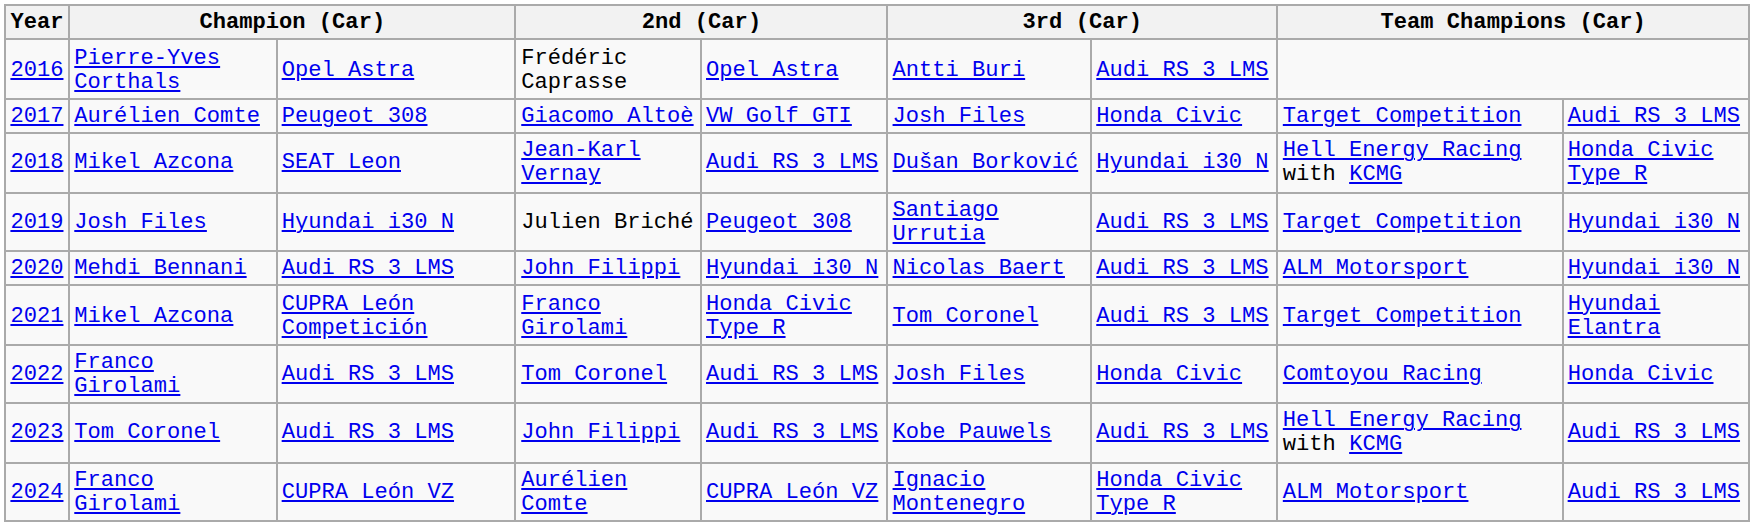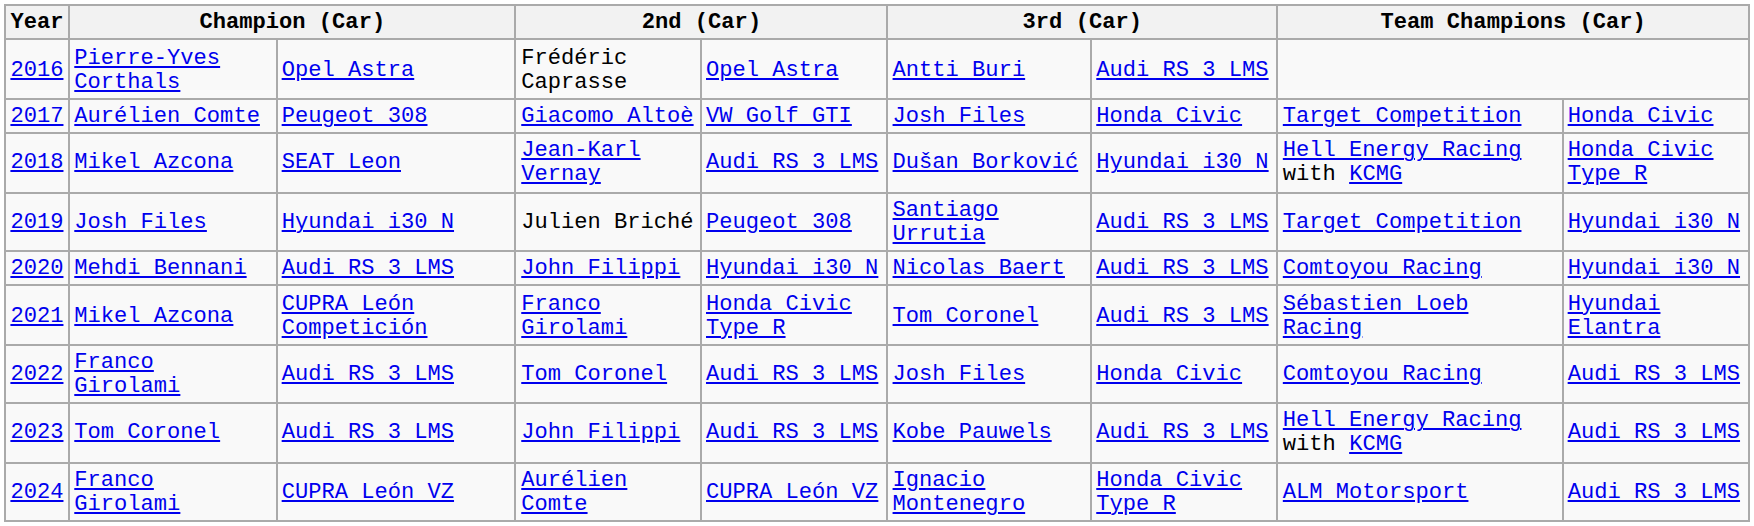(1654, 116) Audi RS 3 LMS -> (1641, 116) Honda Civic
(1376, 269) ALM Motorsport -> (1382, 269) Comtoyou Racing
(1402, 315) Target Competition -> (1376, 315) Sébastien Loeb Racing
(1641, 374) Honda Civic -> (1654, 374) Audi RS 3 LMS
